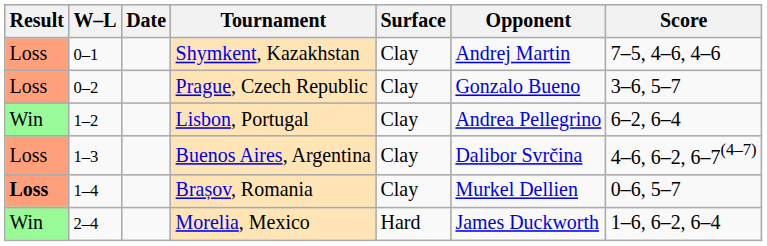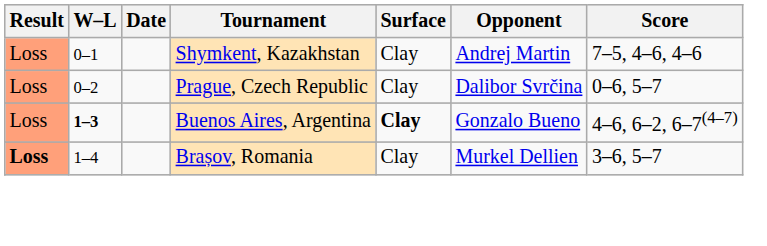(518, 86) Gonzalo Bueno -> (519, 86) Dalibor Svrčina
(646, 86) 3–6, 5–7 -> (627, 86) 0–6, 5–7
- row: (242, 119)
(86, 155) normal -> (86, 122) bold
(399, 154) normal -> (400, 122) bold
(519, 154) Dalibor Svrčina -> (518, 122) Gonzalo Bueno
(646, 190) 0–6, 5–7 -> (627, 157) 3–6, 5–7
- row: (243, 223)
